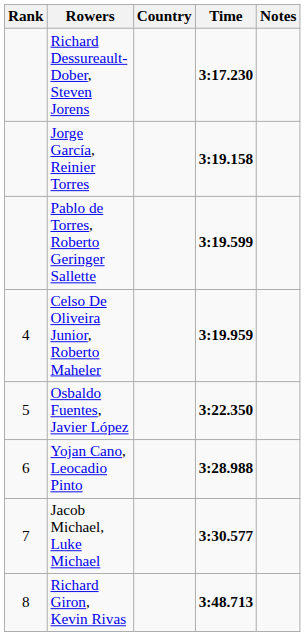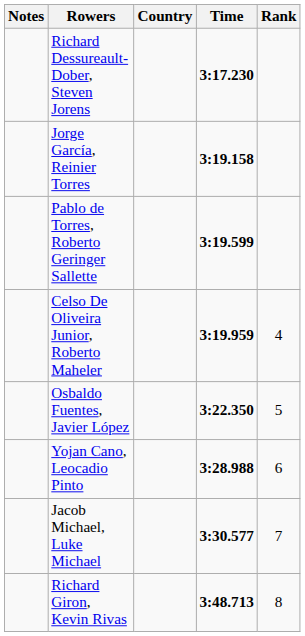columns swapped: (26, 16) <-> (278, 16)
